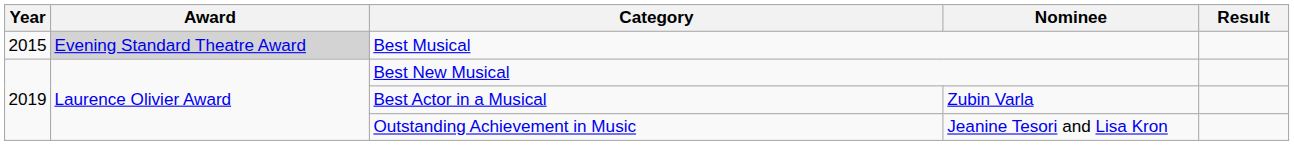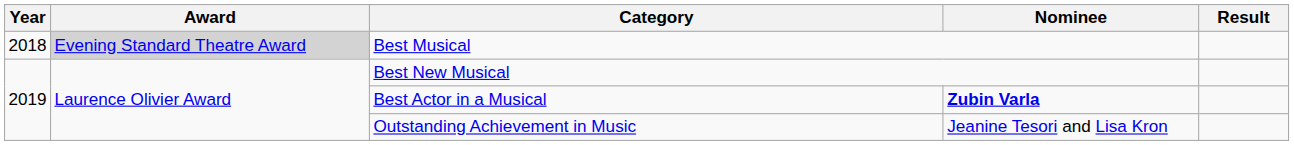(28, 45) 2015 -> (28, 45) 2018
(990, 99) normal -> (993, 99) bold
